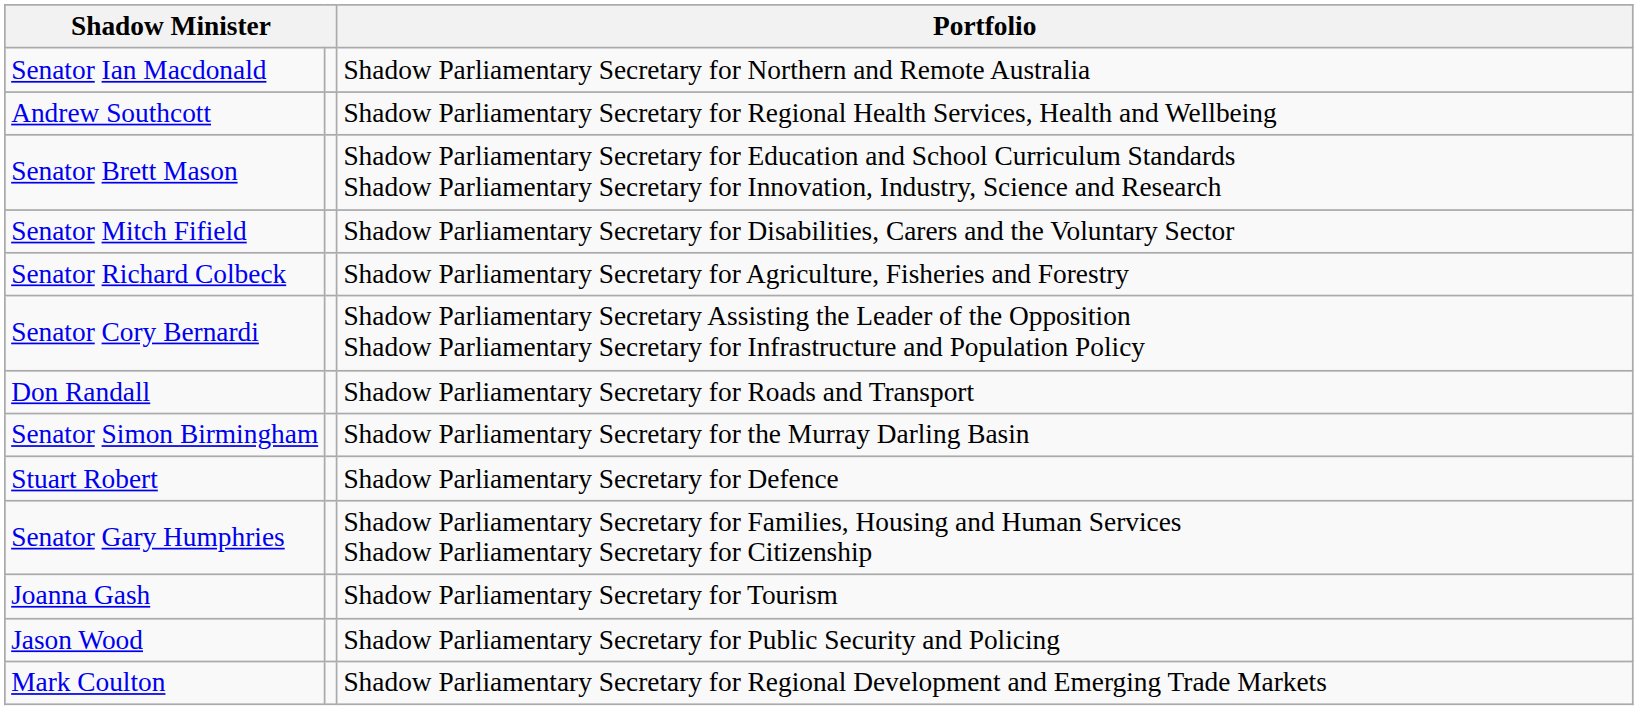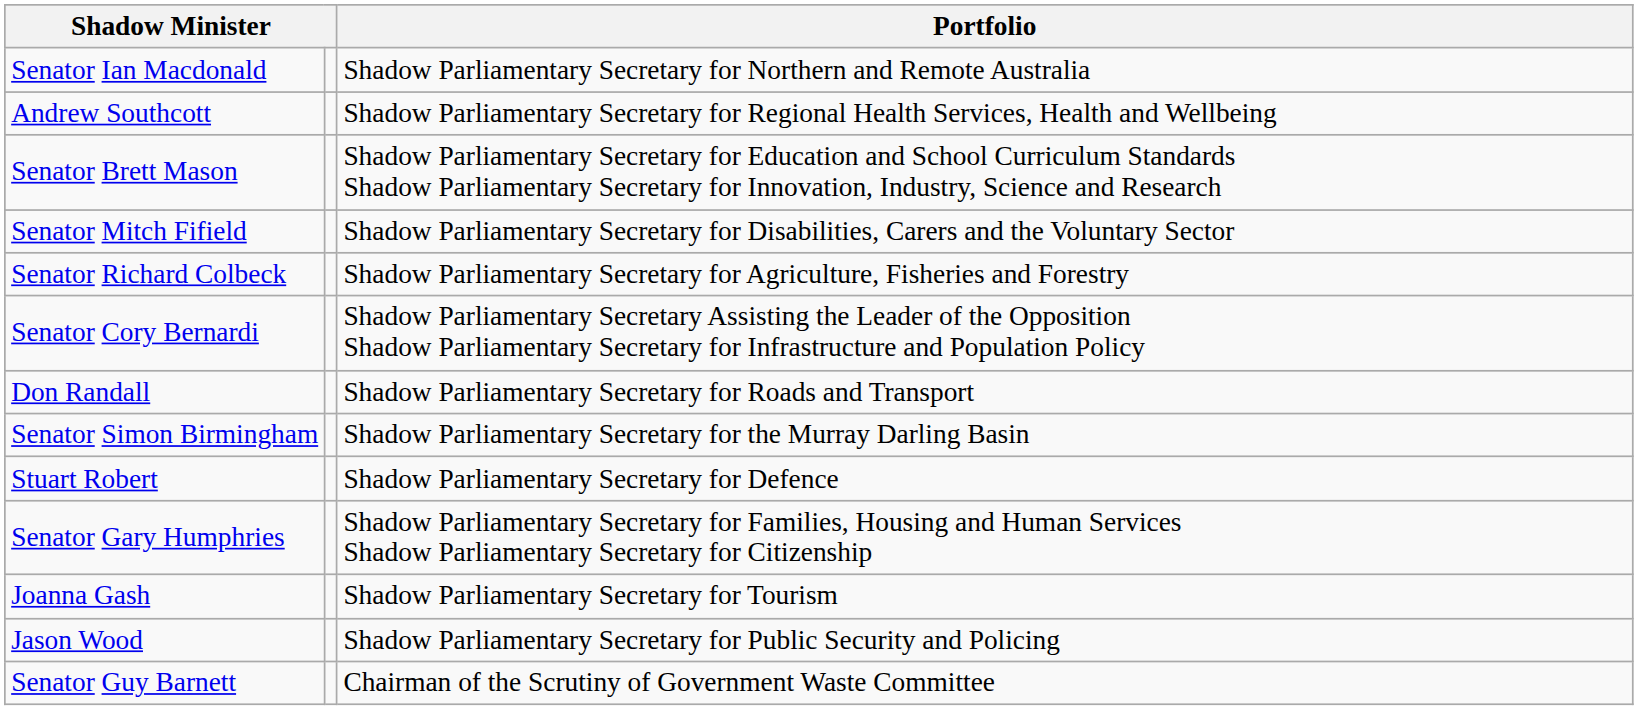- row: (88, 682)
+ row: (124, 682)
